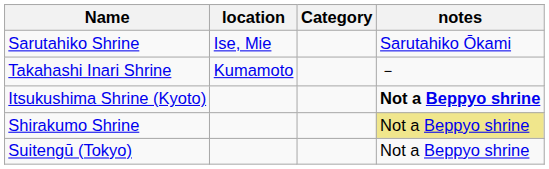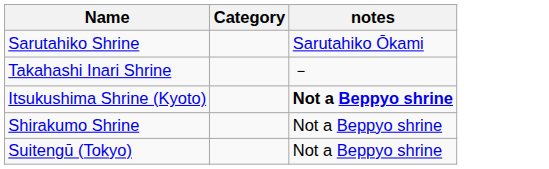- column: (254, 17)
(455, 125) khaki background -> (367, 125) no background
